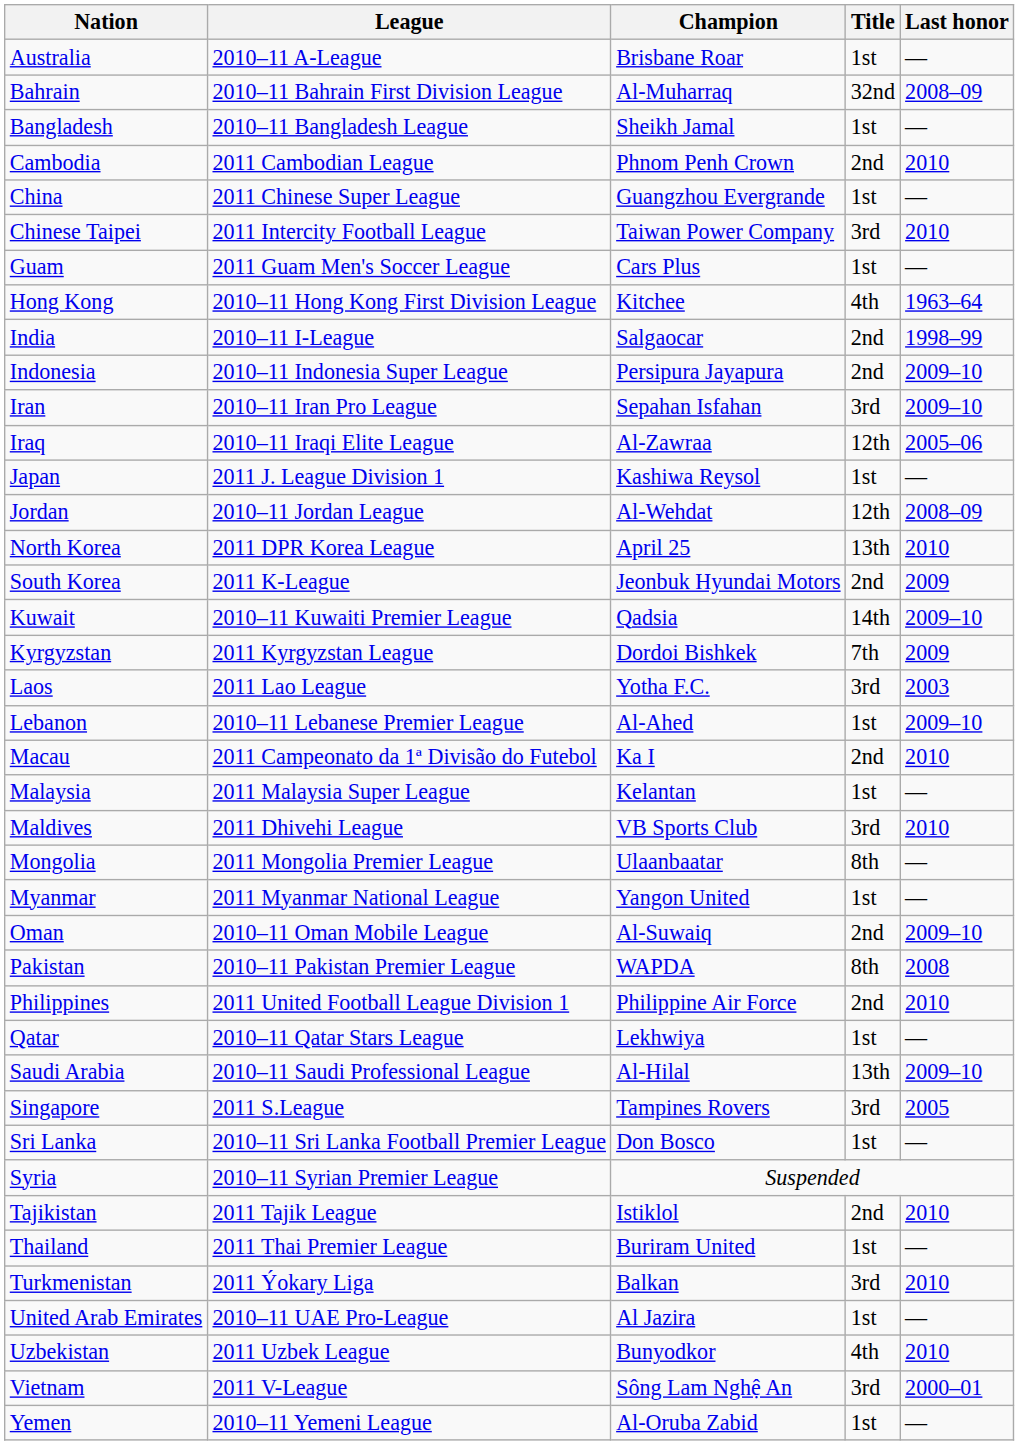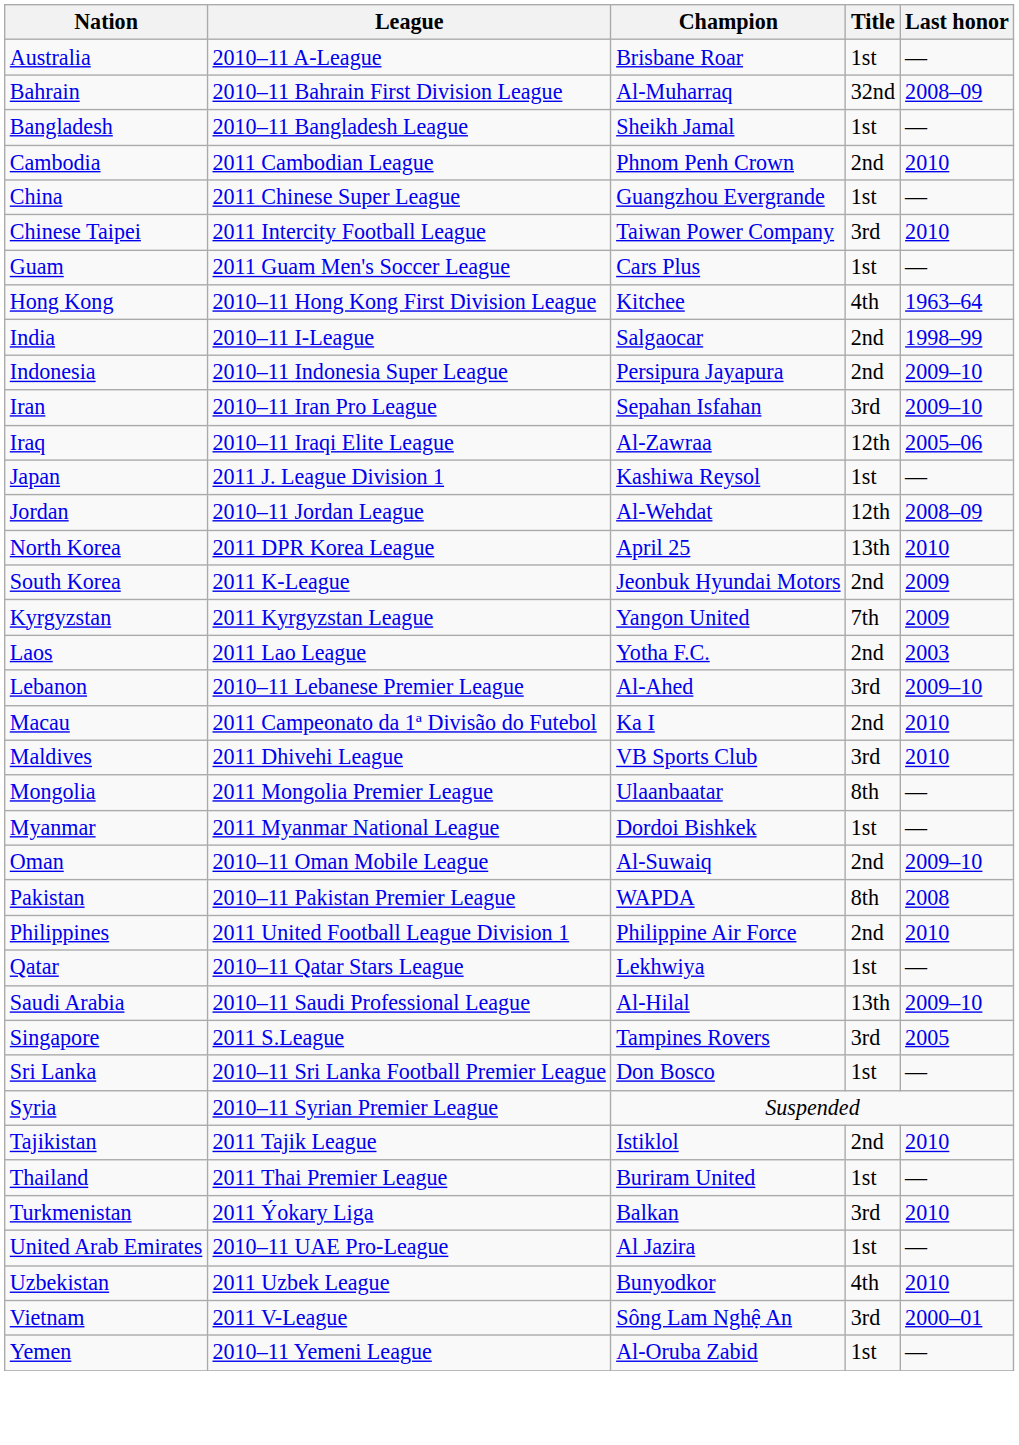- row: (42, 617)
(686, 652) Dordoi Bishkek -> (683, 617) Yangon United
(865, 687) 3rd -> (867, 652) 2nd
(864, 722) 1st -> (865, 687) 3rd
- row: (50, 792)
(683, 897) Yangon United -> (686, 827) Dordoi Bishkek
